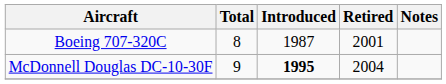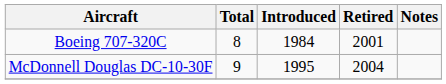(299, 41) 1987 -> (299, 41) 1984
(299, 66) bold -> (299, 66) normal
